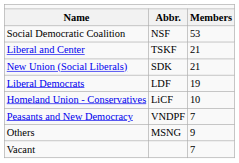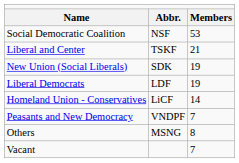(195, 67) 21 -> (195, 67) 19
(195, 100) 10 -> (195, 100) 14
(193, 132) 9 -> (193, 132) 8
